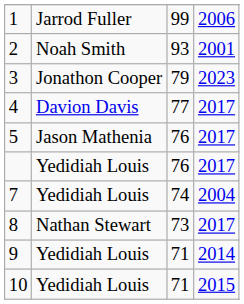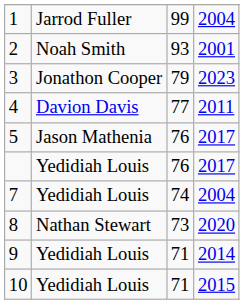(216, 19) 2006 -> (216, 19) 2004
(216, 107) 2017 -> (216, 107) 2011
(216, 225) 2017 -> (216, 225) 2020
